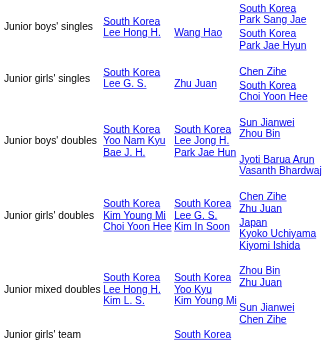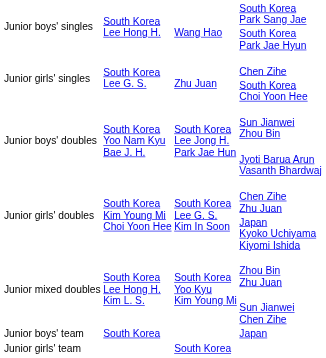+ row: (44, 333)
